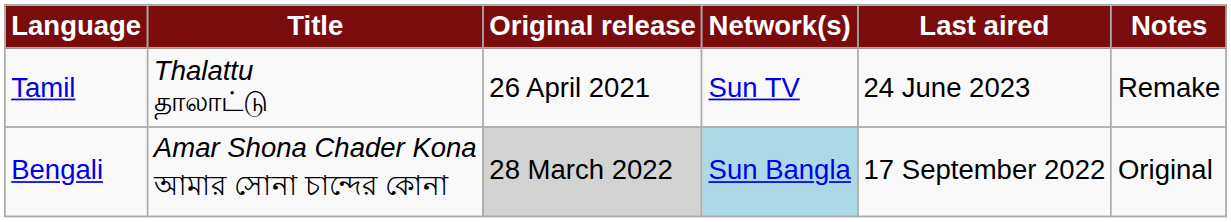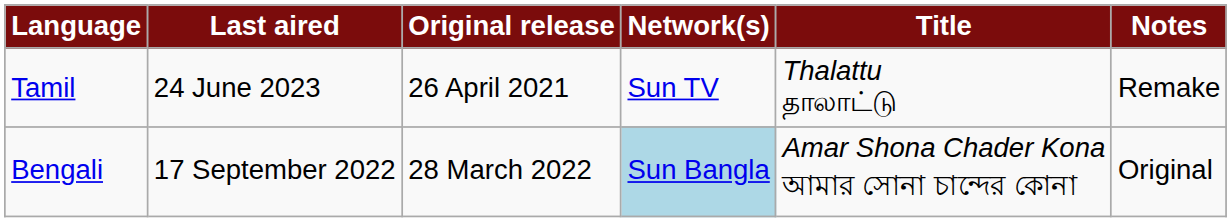columns swapped: (315, 26) <-> (984, 26)
(581, 171) lightgrey background -> (500, 171) no background
